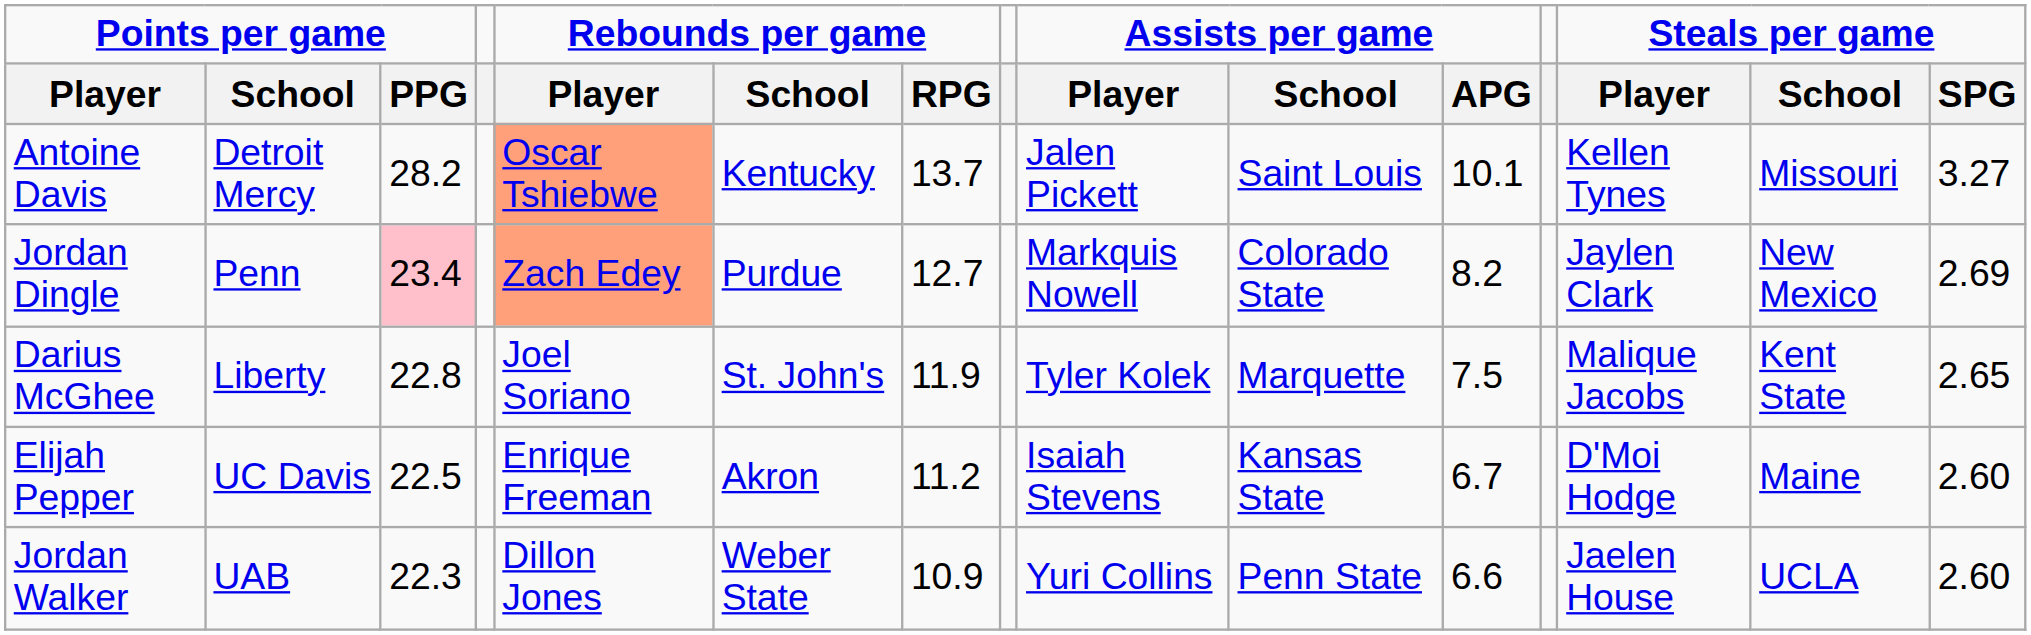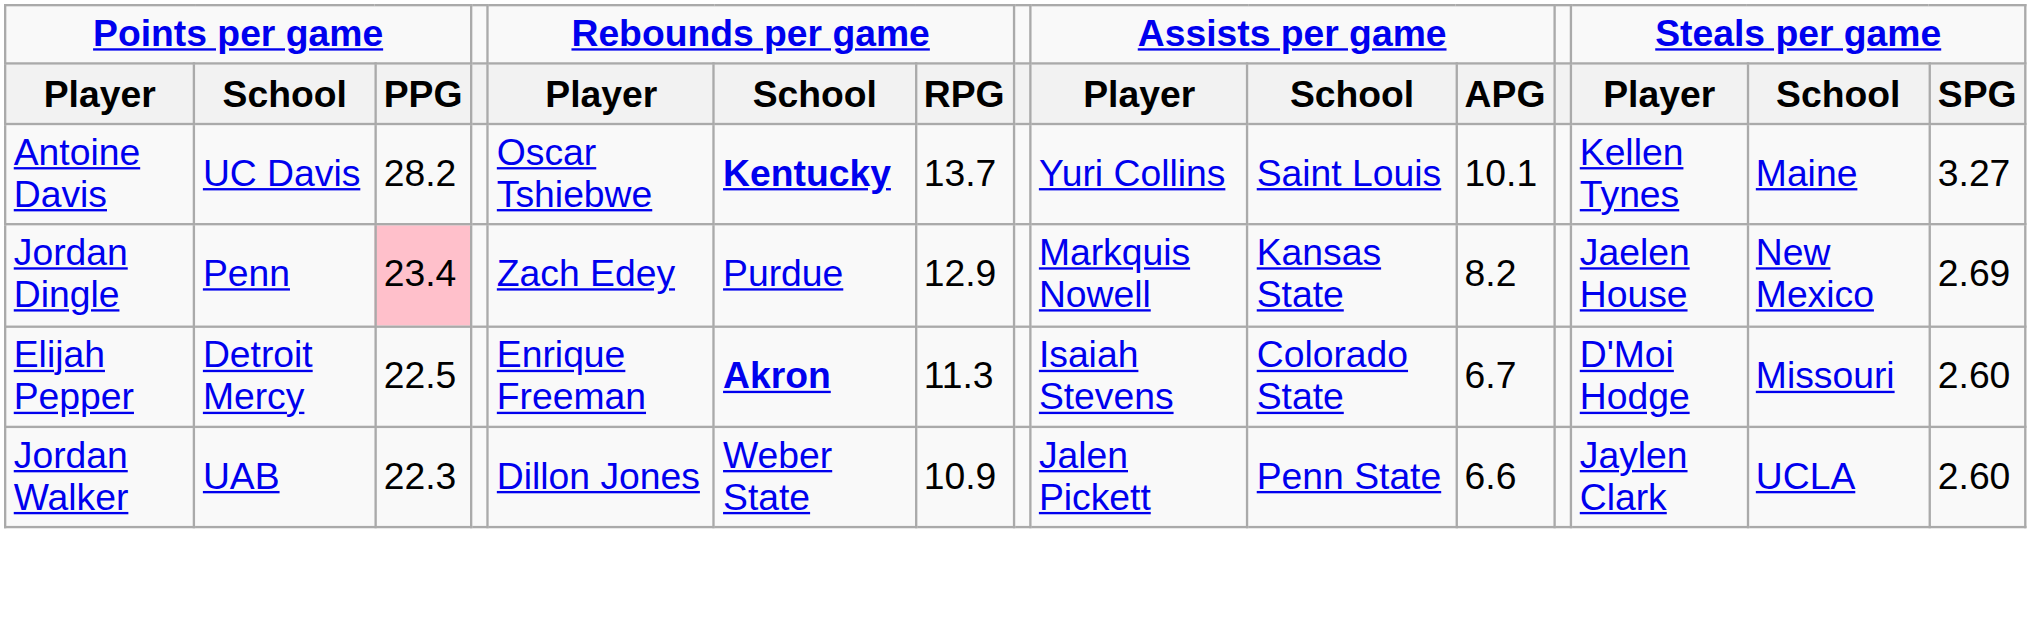(268, 173) Detroit Mercy -> (282, 173) UC Davis
(580, 173) lightsalmon background -> (575, 173) no background
(798, 173) normal -> (807, 173) bold
(1082, 173) Jalen Pickett -> (1132, 173) Yuri Collins
(1829, 173) Missouri -> (1807, 173) Maine
(591, 274) lightsalmon background -> (586, 274) no background
(947, 274) 12.7 -> (960, 274) 12.9
(1313, 274) Colorado State -> (1319, 274) Kansas State
(1620, 274) Jaylen Clark -> (1635, 274) Jaelen House
- row: (84, 375)
(292, 476) UC Davis -> (258, 375) Detroit Mercy
(770, 476) normal -> (777, 375) bold
(946, 476) 11.2 -> (959, 375) 11.3
(1300, 476) Kansas State -> (1332, 375) Colorado State
(1810, 476) Maine -> (1825, 375) Missouri
(1119, 577) Yuri Collins -> (1095, 476) Jalen Pickett
(1621, 577) Jaelen House -> (1634, 476) Jaylen Clark
